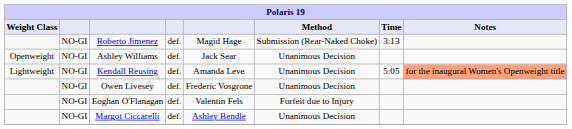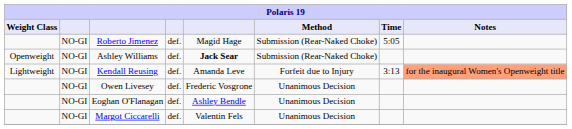(391, 41) 3:13 -> (391, 41) 5:05
(219, 56) normal -> (219, 56) bold
(317, 56) Unanimous Decision -> (317, 56) Submission (Rear-Naked Choke)
(317, 71) Unanimous Decision -> (317, 71) Forfeit due to Injury
(391, 71) 5:05 -> (391, 71) 3:13
(219, 101) Valentin Fels -> (219, 101) Ashley Bendle
(317, 101) Forfeit due to Injury -> (317, 101) Unanimous Decision
(219, 116) Ashley Bendle -> (219, 116) Valentin Fels
